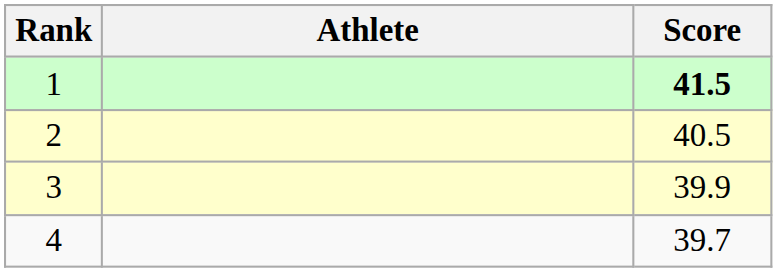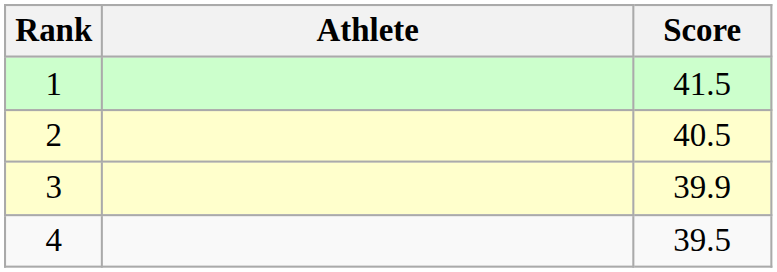(702, 82) bold -> (702, 82) normal
(702, 239) 39.7 -> (702, 239) 39.5
